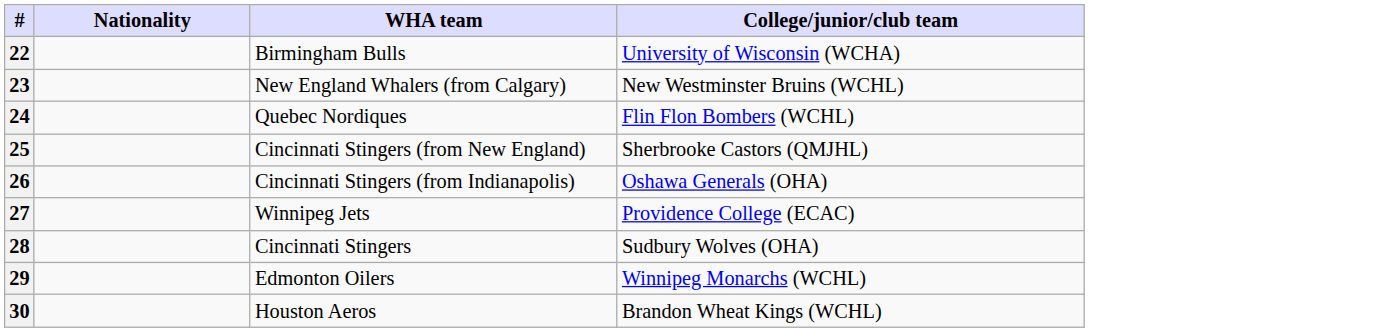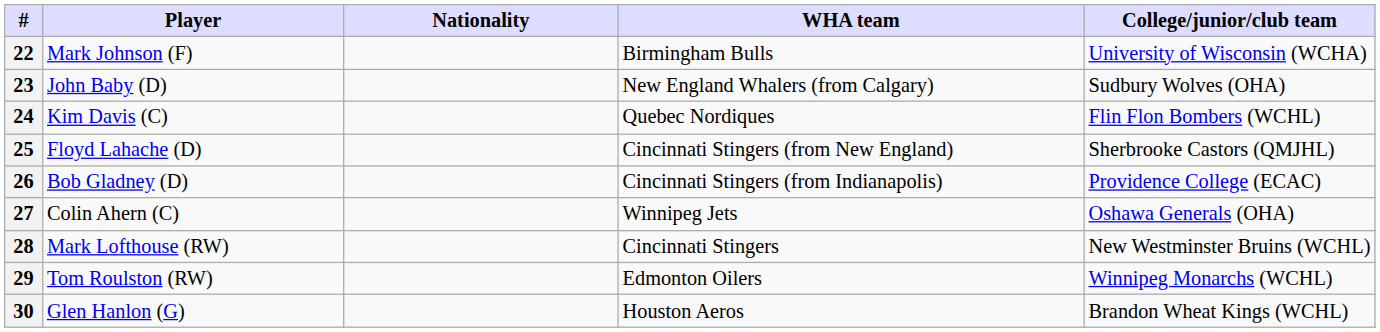+ column: (193, 20)
(763, 85) New Westminster Bruins (WCHL) -> (1187, 85) Sudbury Wolves (OHA)
(725, 181) Oshawa Generals (OHA) -> (1205, 181) Providence College (ECAC)
(738, 213) Providence College (ECAC) -> (1191, 213) Oshawa Generals (OHA)
(720, 246) Sudbury Wolves (OHA) -> (1229, 246) New Westminster Bruins (WCHL)
